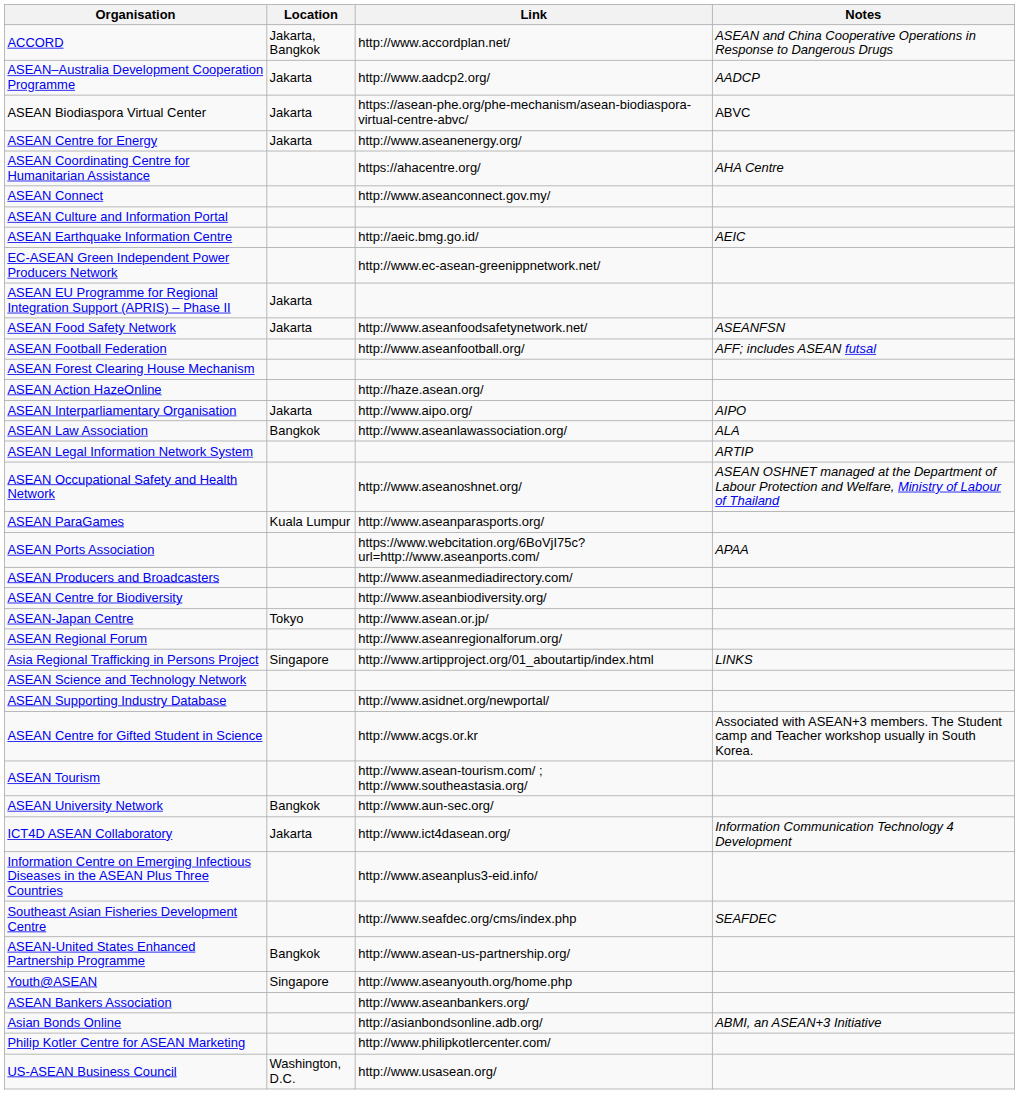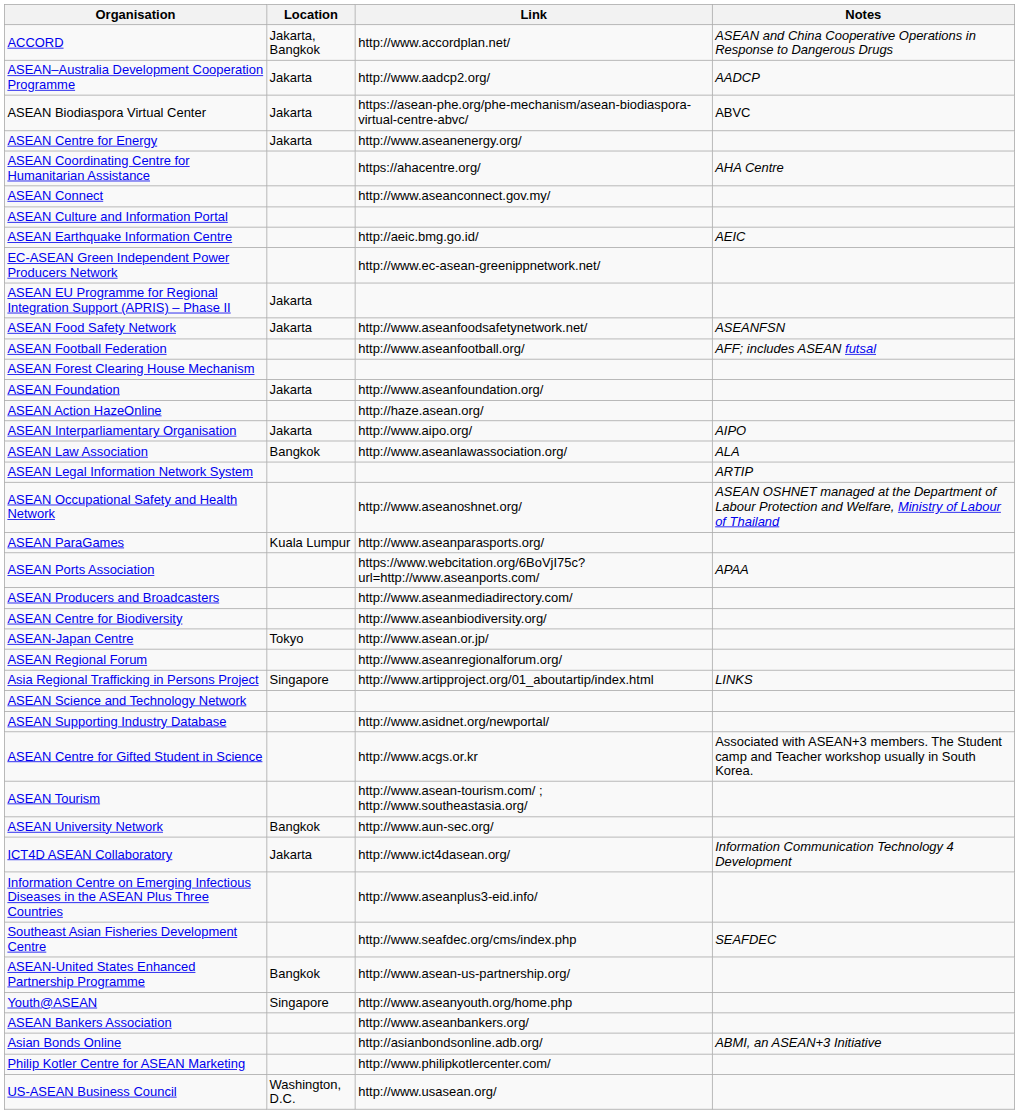+ row: (64, 390)
